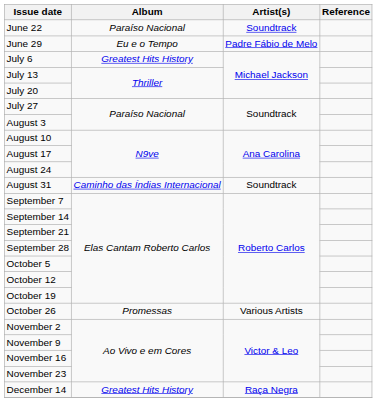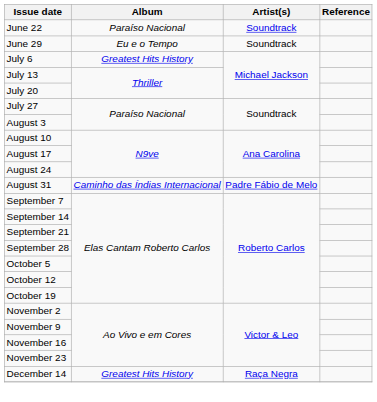(271, 43) Padre Fábio de Melo -> (271, 43) Soundtrack
(271, 185) Soundtrack -> (271, 185) Padre Fábio de Melo
- row: (31, 311)
